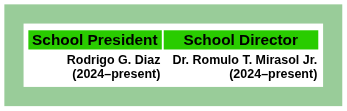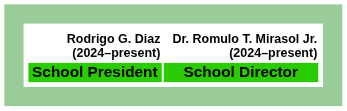rows swapped: (95, 39) <-> (114, 67)
